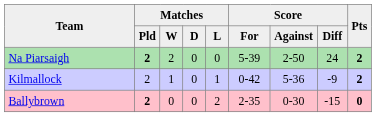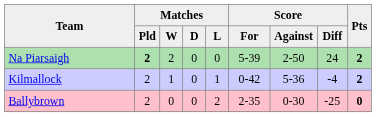(332, 79) -9 -> (332, 79) -4
(147, 101) bold -> (147, 101) normal
(332, 101) -15 -> (332, 101) -25
